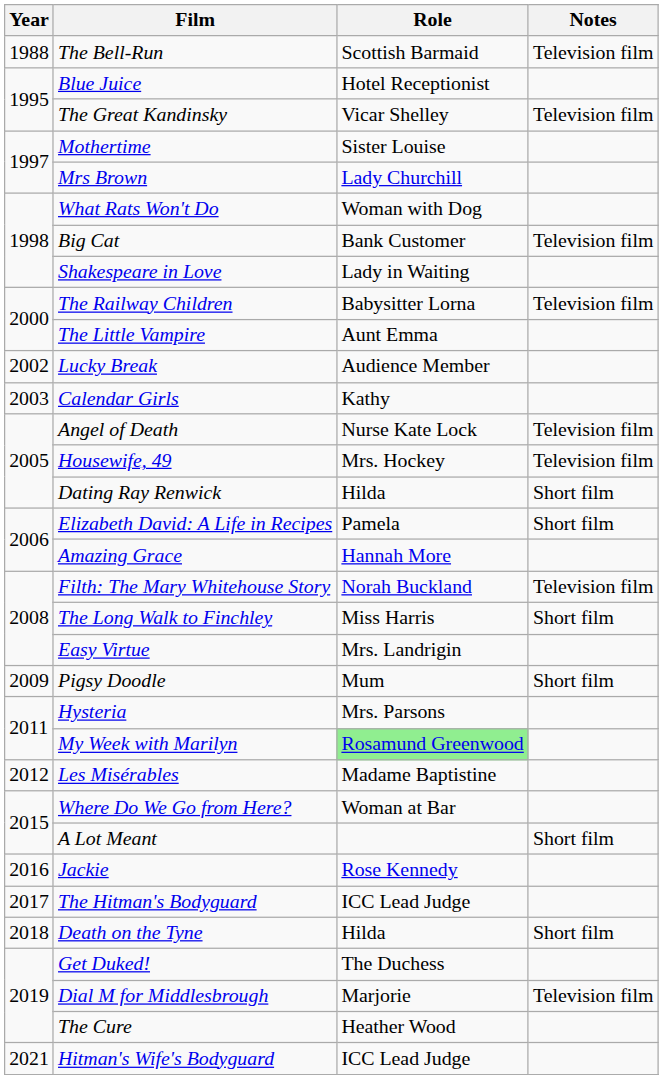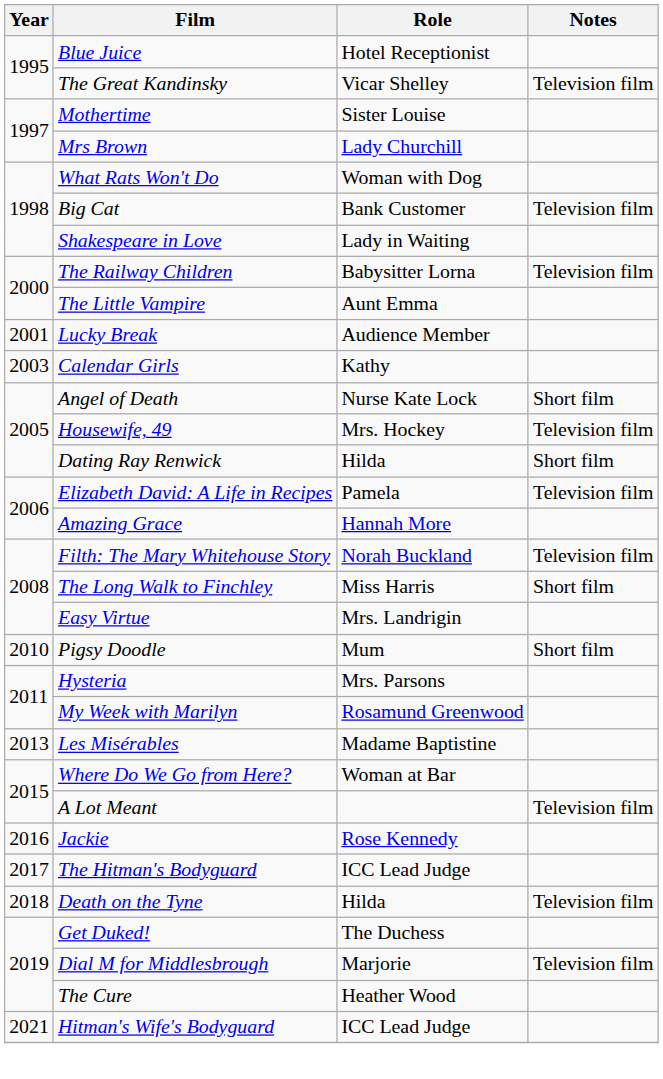- row: (111, 51)
(29, 366) 2002 -> (29, 334) 2001
(593, 429) Television film -> (573, 397) Short film
(573, 523) Short film -> (593, 492) Television film
(29, 680) 2009 -> (29, 649) 2010
(433, 743) lightgreen background -> (433, 712) no background
(29, 775) 2012 -> (29, 743) 2013
(573, 838) Short film -> (593, 806) Television film
(573, 932) Short film -> (593, 901) Television film
